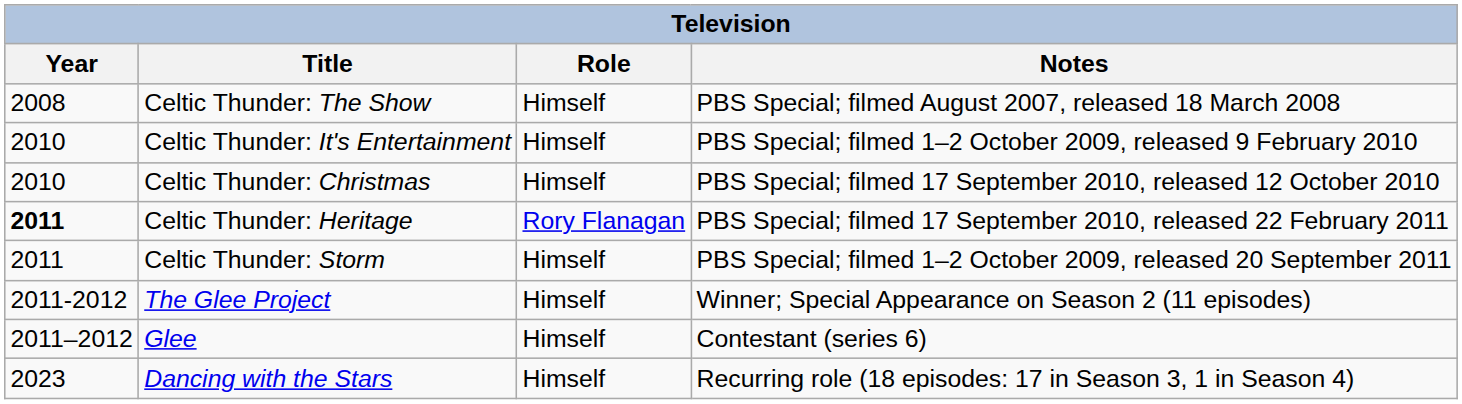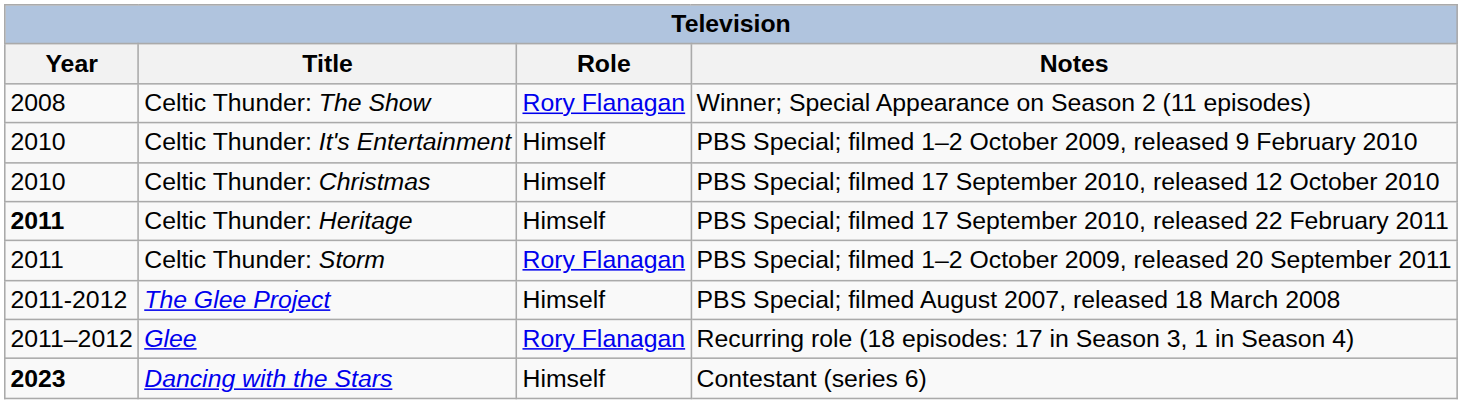(564, 102) Himself -> (604, 102) Rory Flanagan
(1018, 102) PBS Special; filmed August 2007, released 18 March 2008 -> (1004, 102) Winner; Special Appearance on Season 2 (11 episodes)
(604, 220) Rory Flanagan -> (564, 220) Himself
(564, 260) Himself -> (604, 260) Rory Flanagan
(1004, 299) Winner; Special Appearance on Season 2 (11 episodes) -> (1018, 299) PBS Special; filmed August 2007, released 18 March 2008
(564, 338) Himself -> (604, 338) Rory Flanagan
(812, 338) Contestant (series 6) -> (1025, 338) Recurring role (18 episodes: 17 in Season 3, 1 in Season 4)
(38, 378) normal -> (38, 378) bold
(1025, 378) Recurring role (18 episodes: 17 in Season 3, 1 in Season 4) -> (812, 378) Contestant (series 6)
